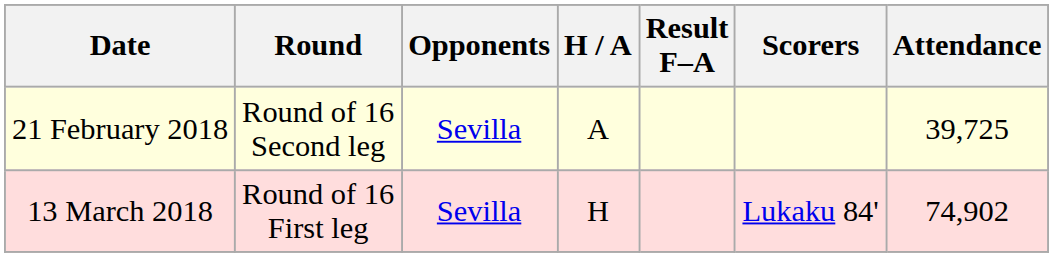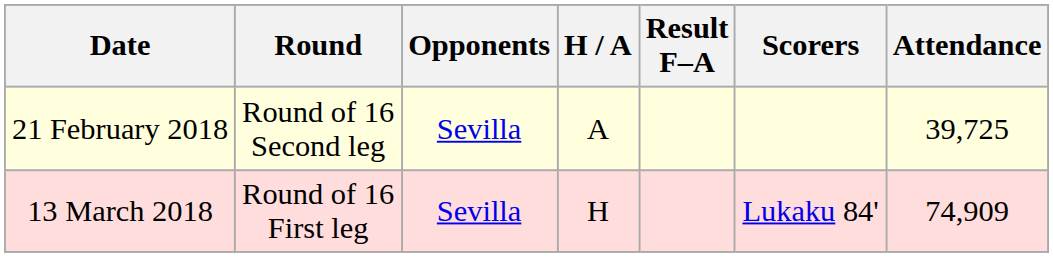(967, 210) 74,902 -> (967, 210) 74,909
